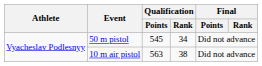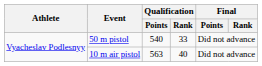(156, 40) 545 -> (156, 40) 540
(183, 40) 34 -> (183, 40) 33
(183, 54) 38 -> (183, 54) 40
